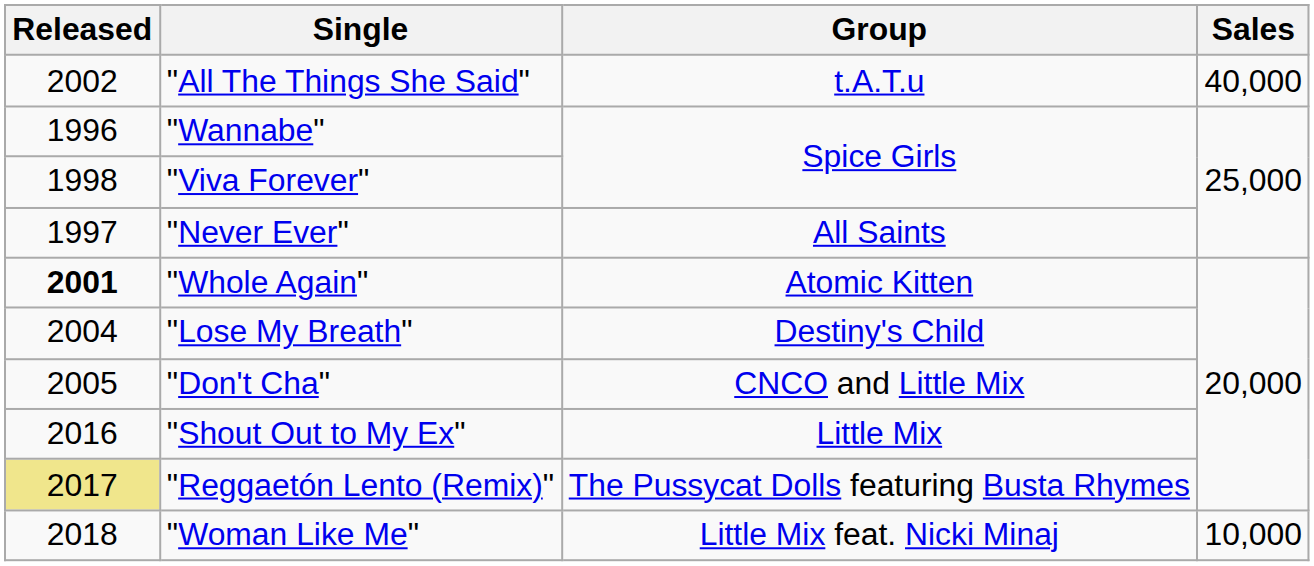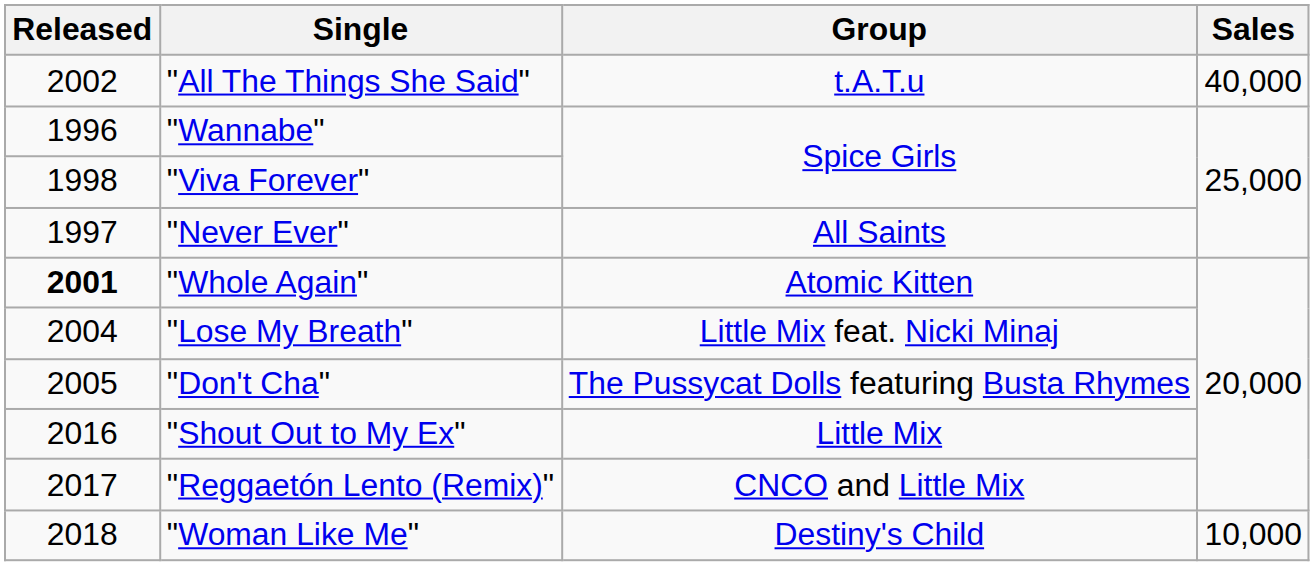(879, 332) Destiny's Child -> (879, 332) Little Mix feat. Nicki Minaj
(879, 383) CNCO and Little Mix -> (879, 383) The Pussycat Dolls featuring Busta Rhymes
(82, 484) khaki background -> (82, 484) no background
(879, 484) The Pussycat Dolls featuring Busta Rhymes -> (879, 484) CNCO and Little Mix
(879, 534) Little Mix feat. Nicki Minaj -> (879, 534) Destiny's Child
